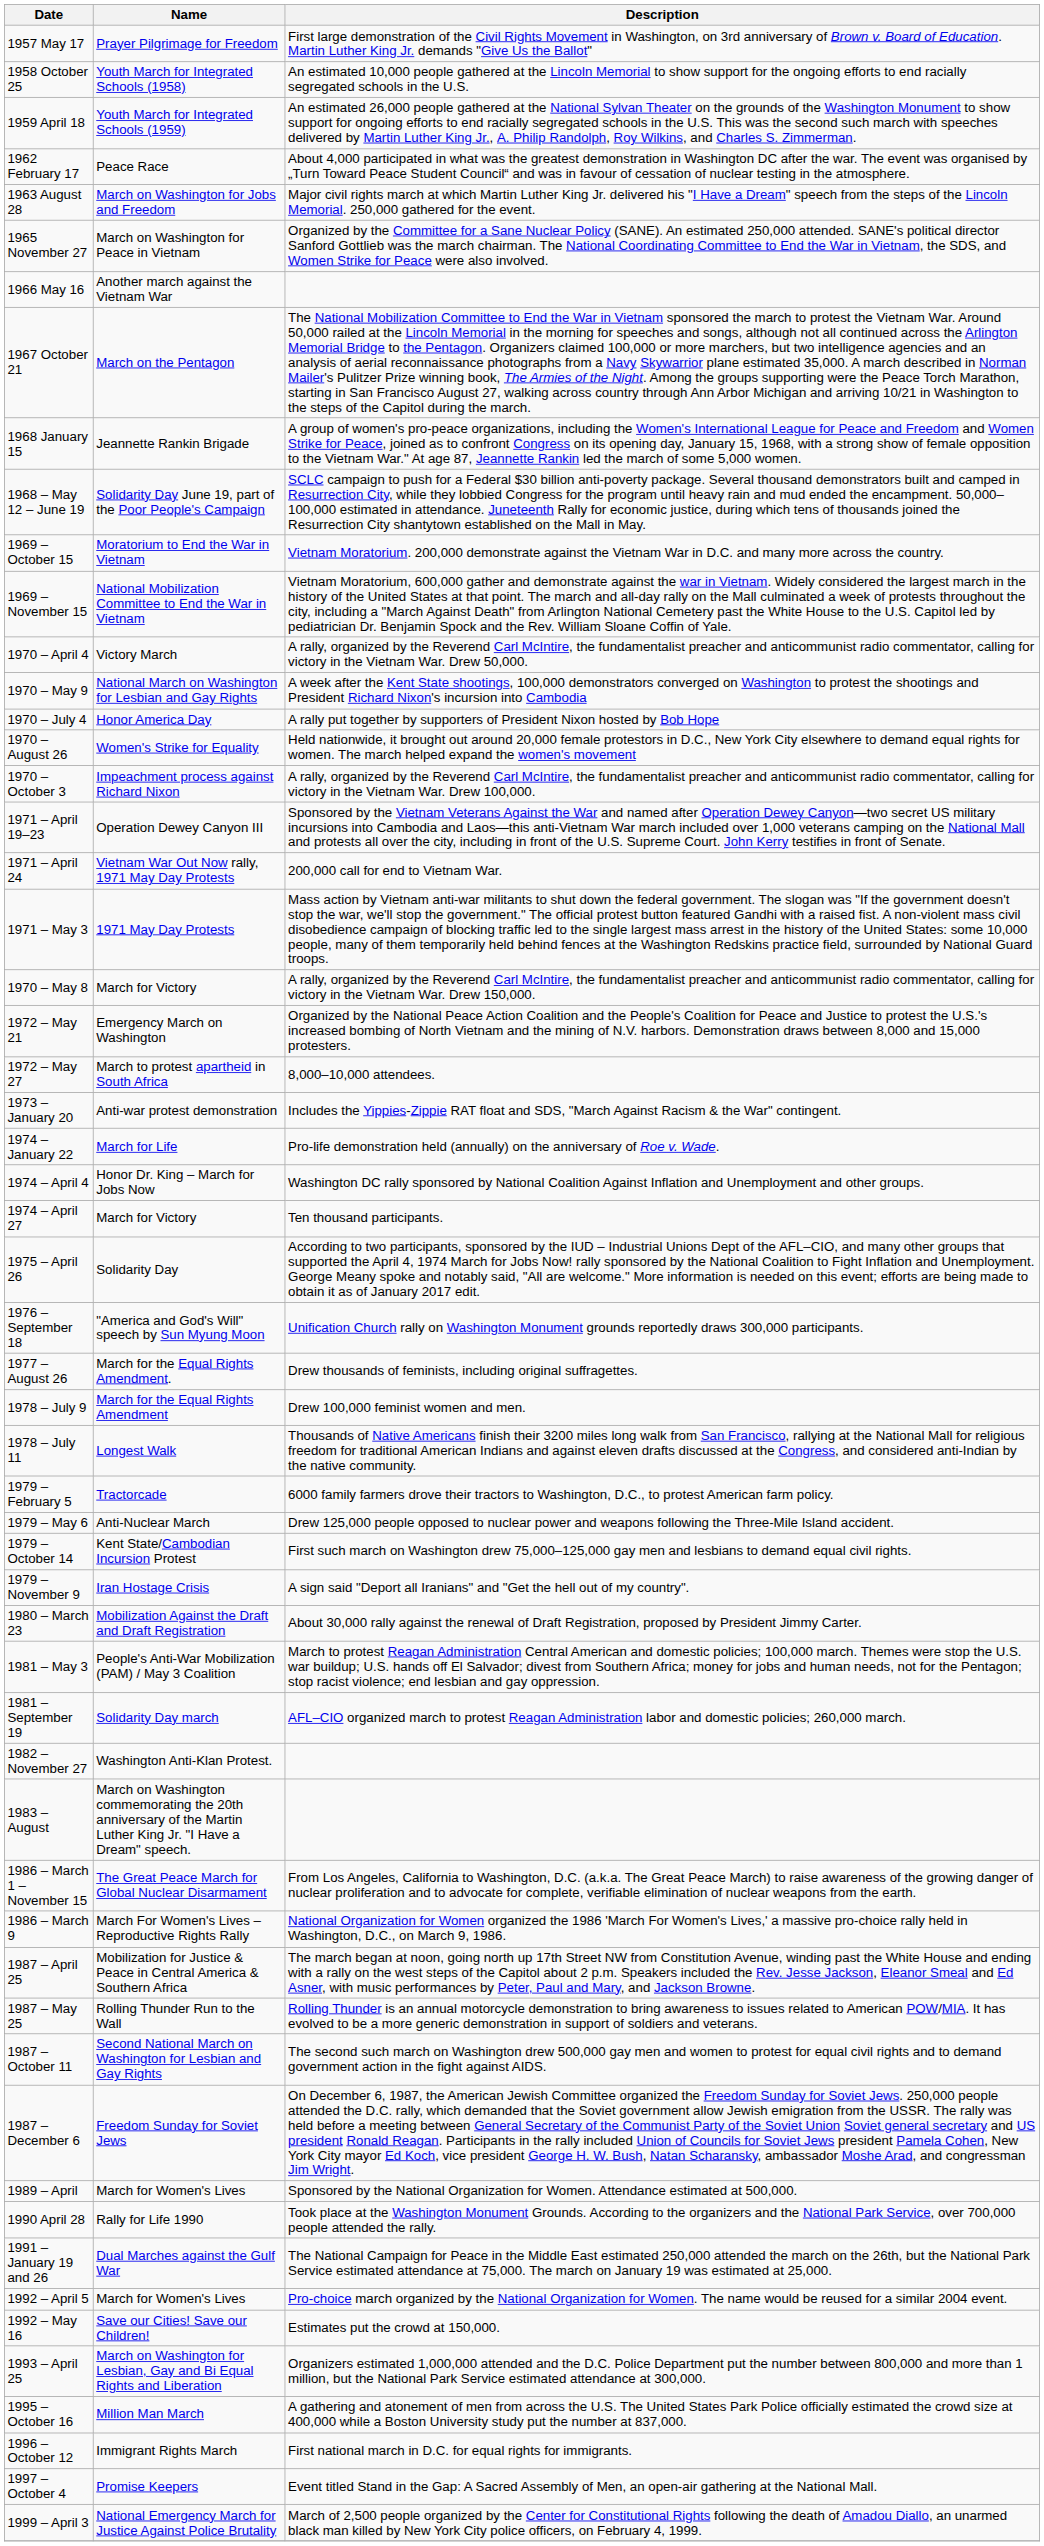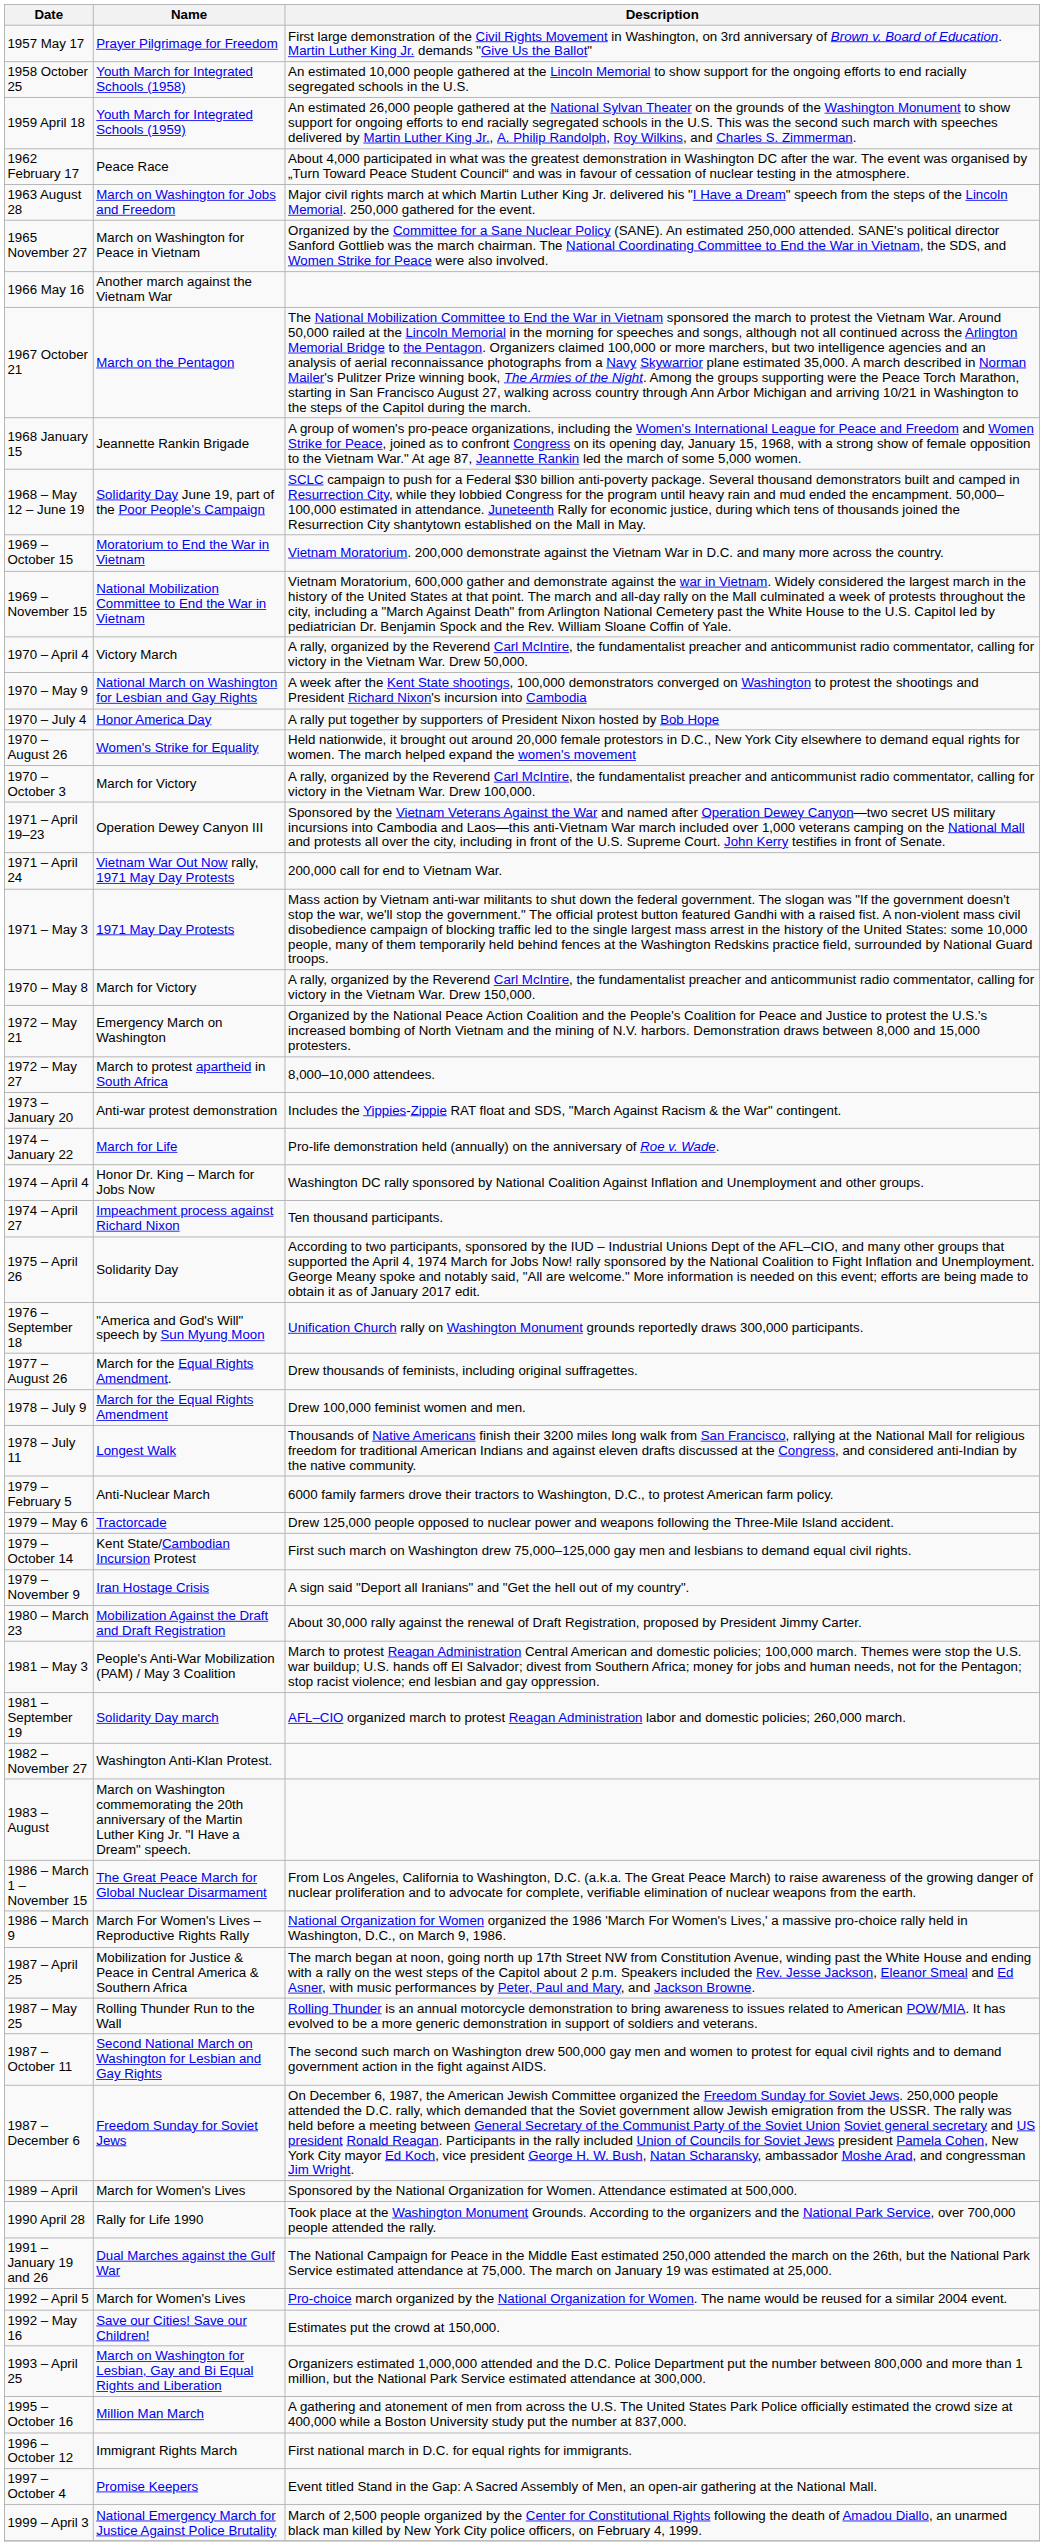(185, 783) Impeachment process against Richard Nixon -> (146, 783) March for Victory
(146, 1218) March for Victory -> (185, 1218) Impeachment process against Richard Nixon
(131, 1494) Tractorcade -> (153, 1494) Anti-Nuclear March
(153, 1522) Anti-Nuclear March -> (131, 1522) Tractorcade
